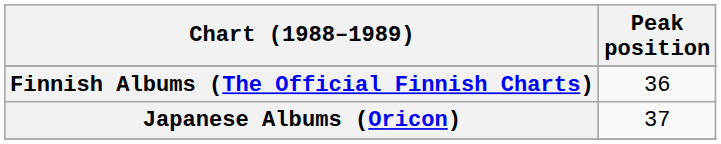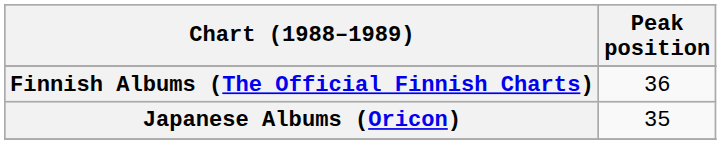(657, 120) 37 -> (657, 120) 35
